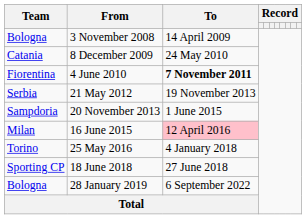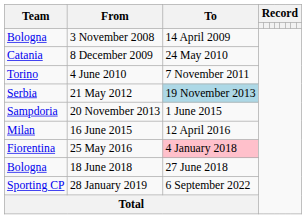(31, 74) Fiorentina -> (23, 74) Torino
(208, 74) bold -> (207, 74) normal
(211, 93) no background -> (211, 93) lightblue background
(198, 130) pink background -> (198, 130) no background
(23, 148) Torino -> (31, 148) Fiorentina
(201, 148) no background -> (201, 148) pink background
(36, 167) Sporting CP -> (27, 167) Bologna
(27, 185) Bologna -> (36, 185) Sporting CP
